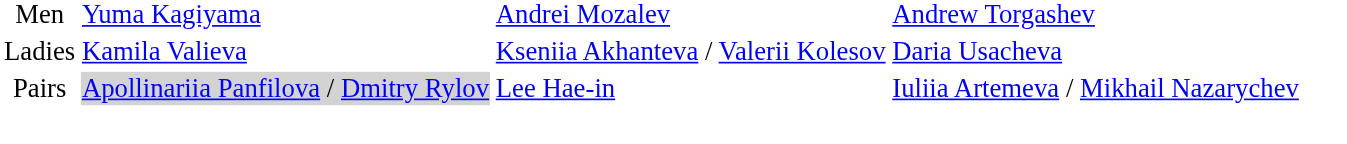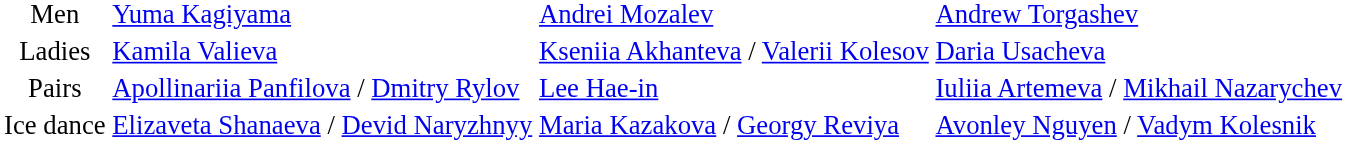(285, 88) lightgrey background -> (316, 88) no background
+ row: (55, 124)
